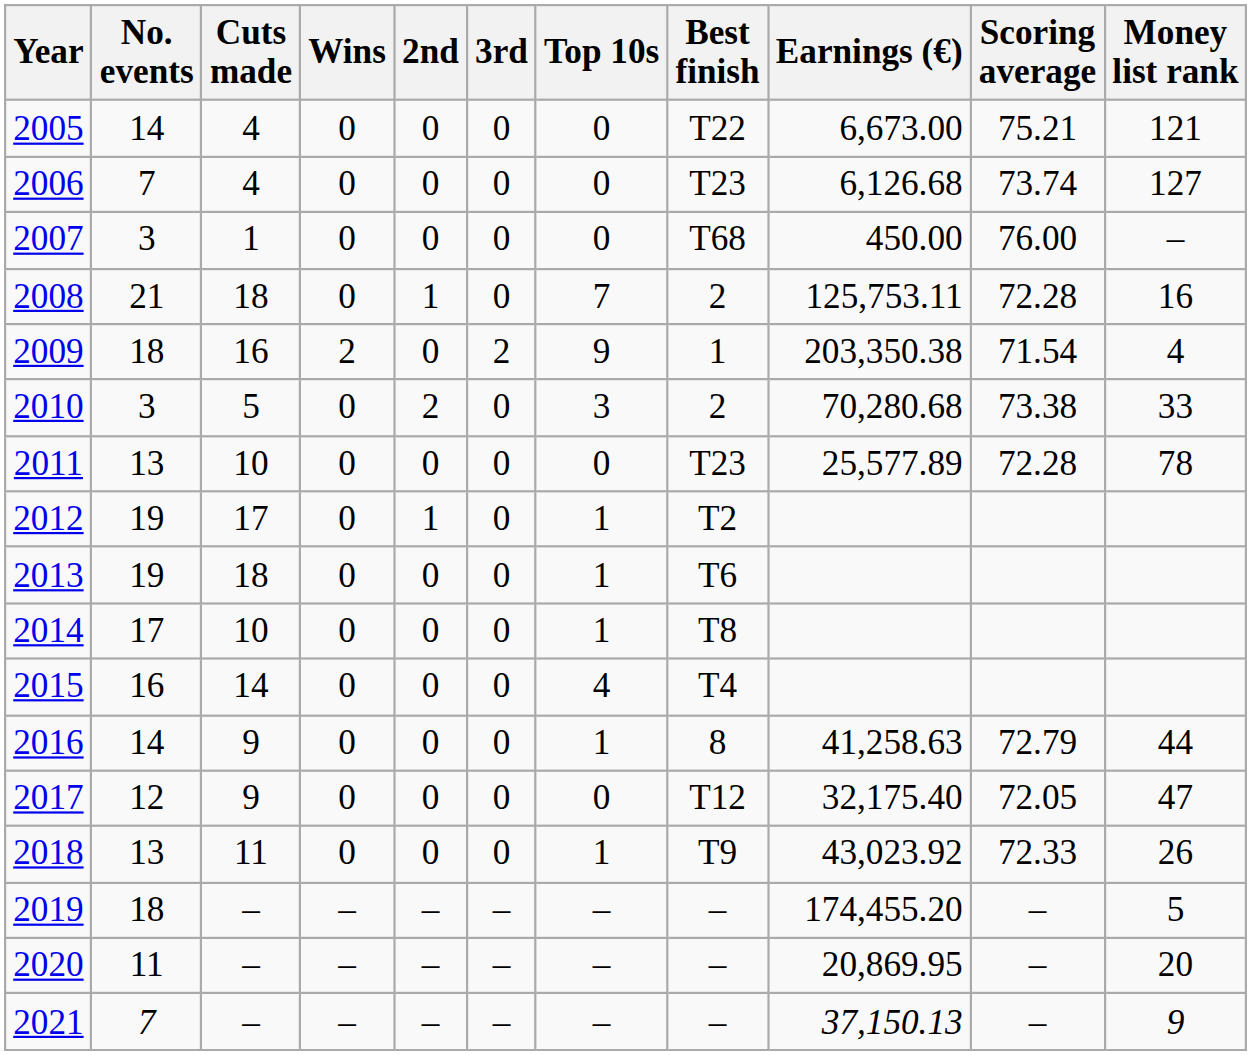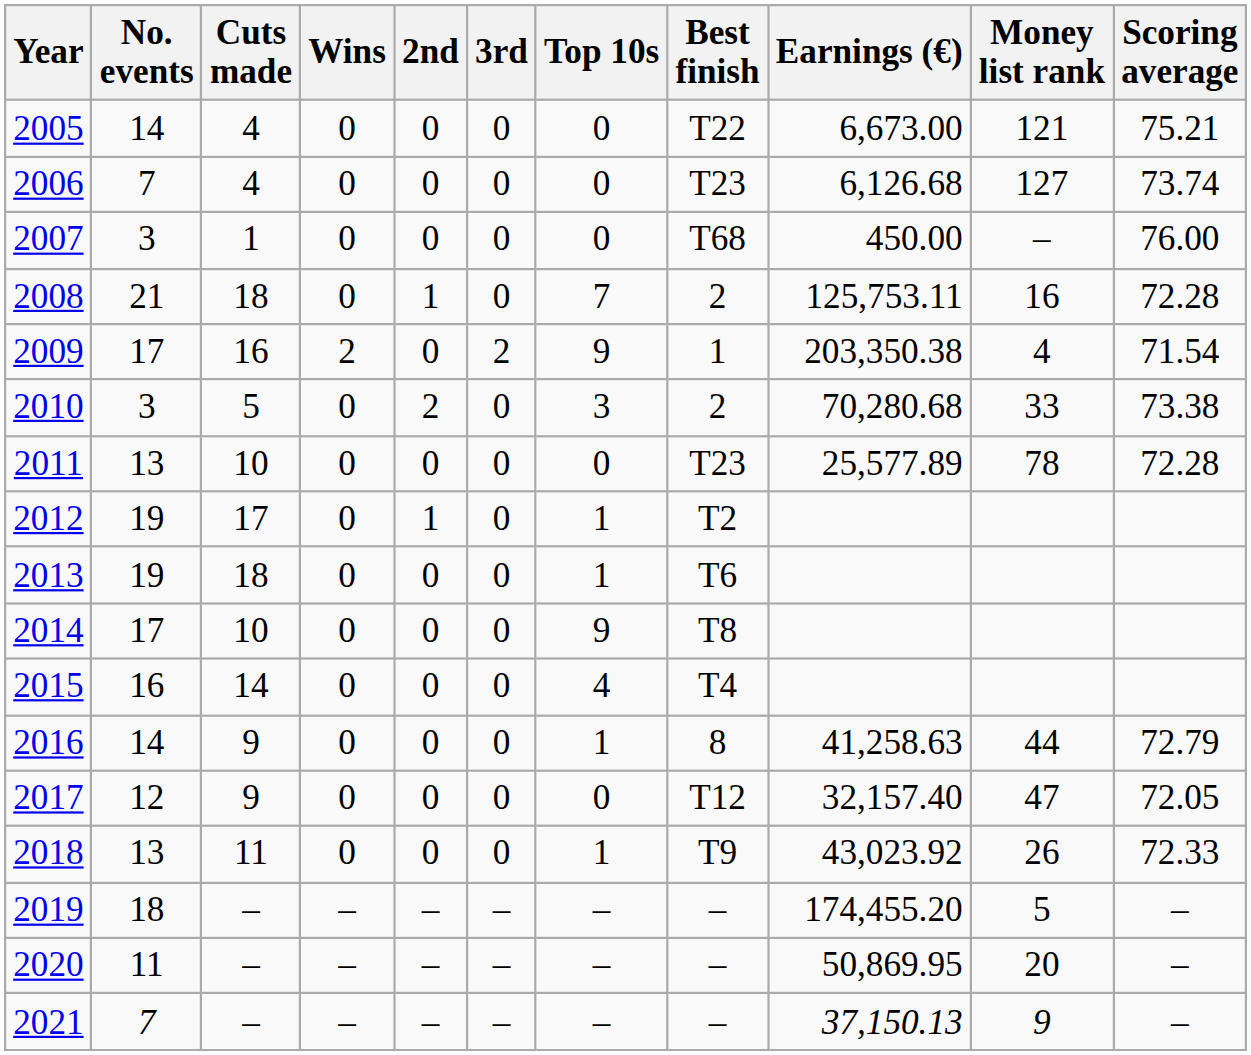columns swapped: (1175, 52) <-> (1037, 52)
(147, 351) 18 -> (147, 351) 17
(602, 630) 1 -> (602, 630) 9
(892, 797) 32,175.40 -> (892, 797) 32,157.40
(892, 965) 20,869.95 -> (892, 965) 50,869.95
